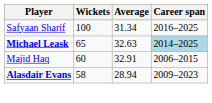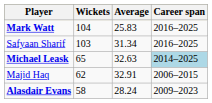+ row: (30, 28)
(83, 28) 100 -> (83, 43) 103
(81, 59) 60 -> (81, 75) 62
(125, 75) 28.94 -> (125, 91) 28.24
